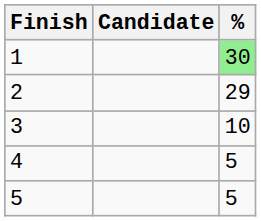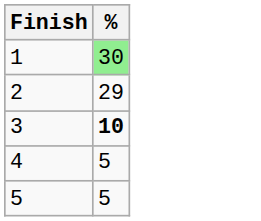- column: (156, 22)
(238, 128) normal -> (111, 128) bold
